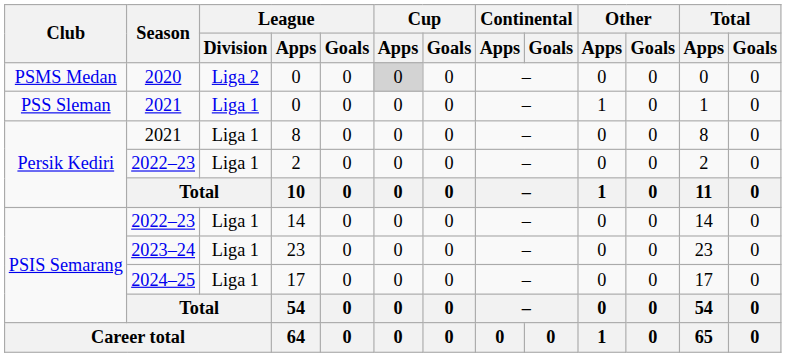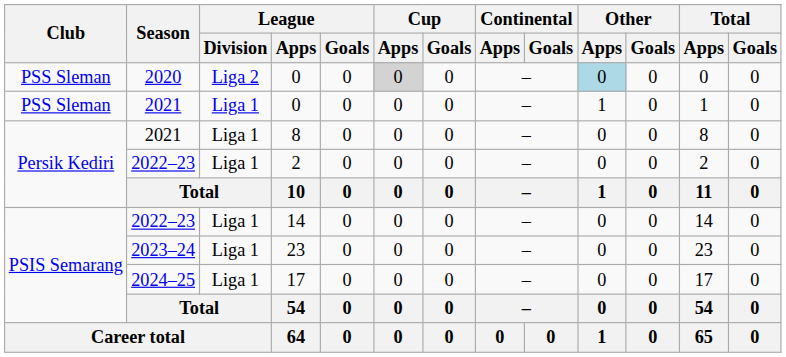(66, 76) PSMS Medan -> (66, 76) PSS Sleman
(602, 76) no background -> (602, 76) lightblue background
